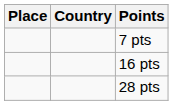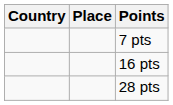columns swapped: (28, 16) <-> (83, 16)
